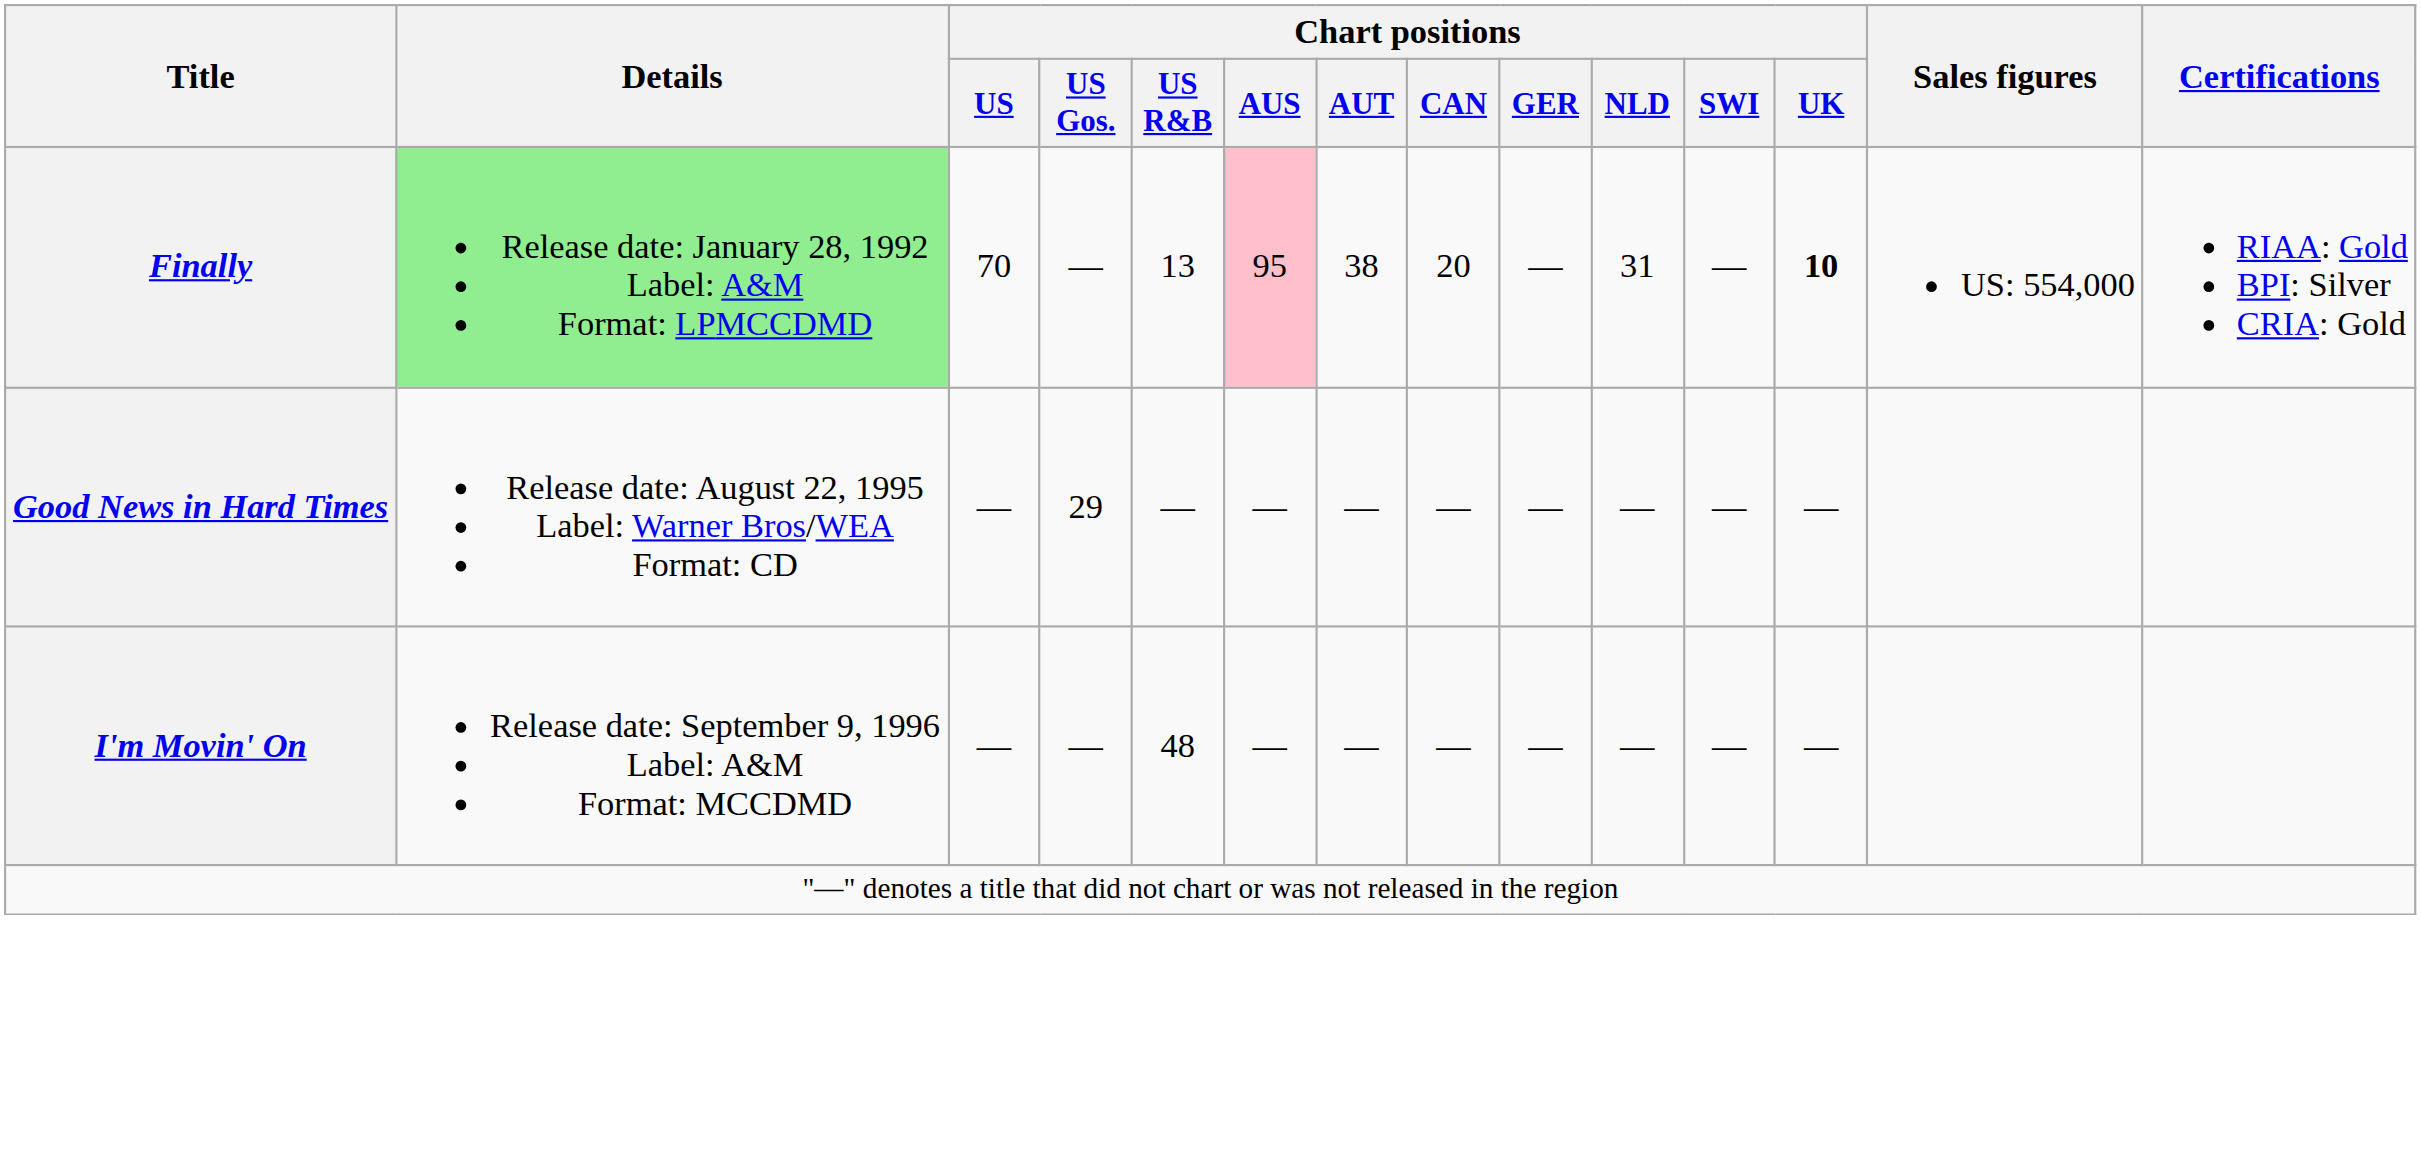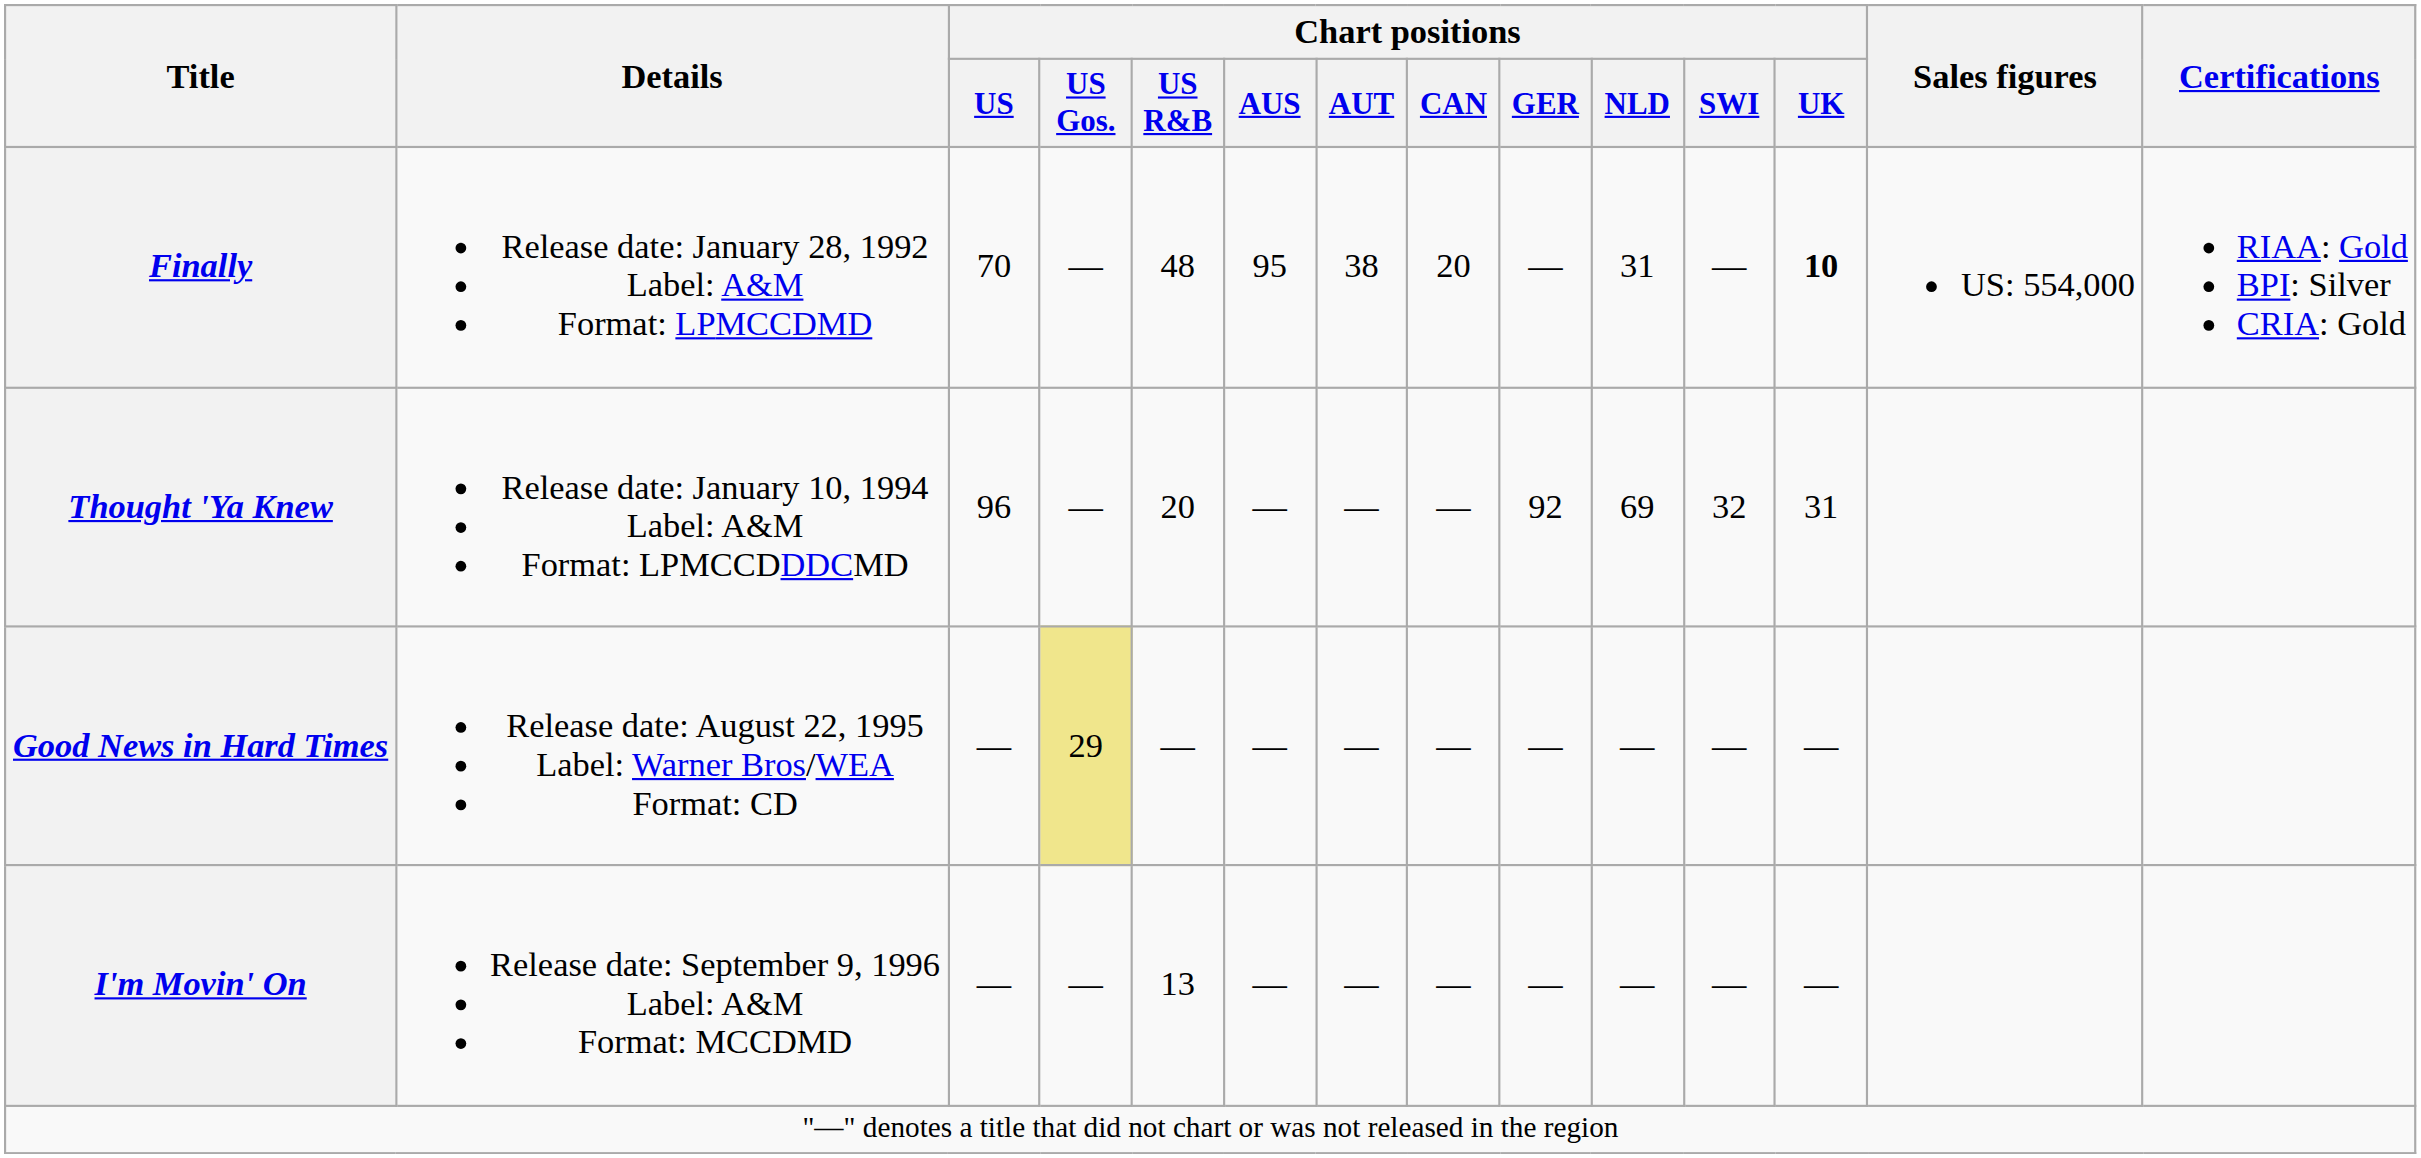(672, 286) lightgreen background -> (672, 286) no background
(1178, 266) 13 -> (1178, 266) 48
(1270, 266) pink background -> (1270, 266) no background
+ row: (201, 505)
(1086, 505) no background -> (1086, 745) khaki background
(1178, 745) 48 -> (1178, 984) 13
